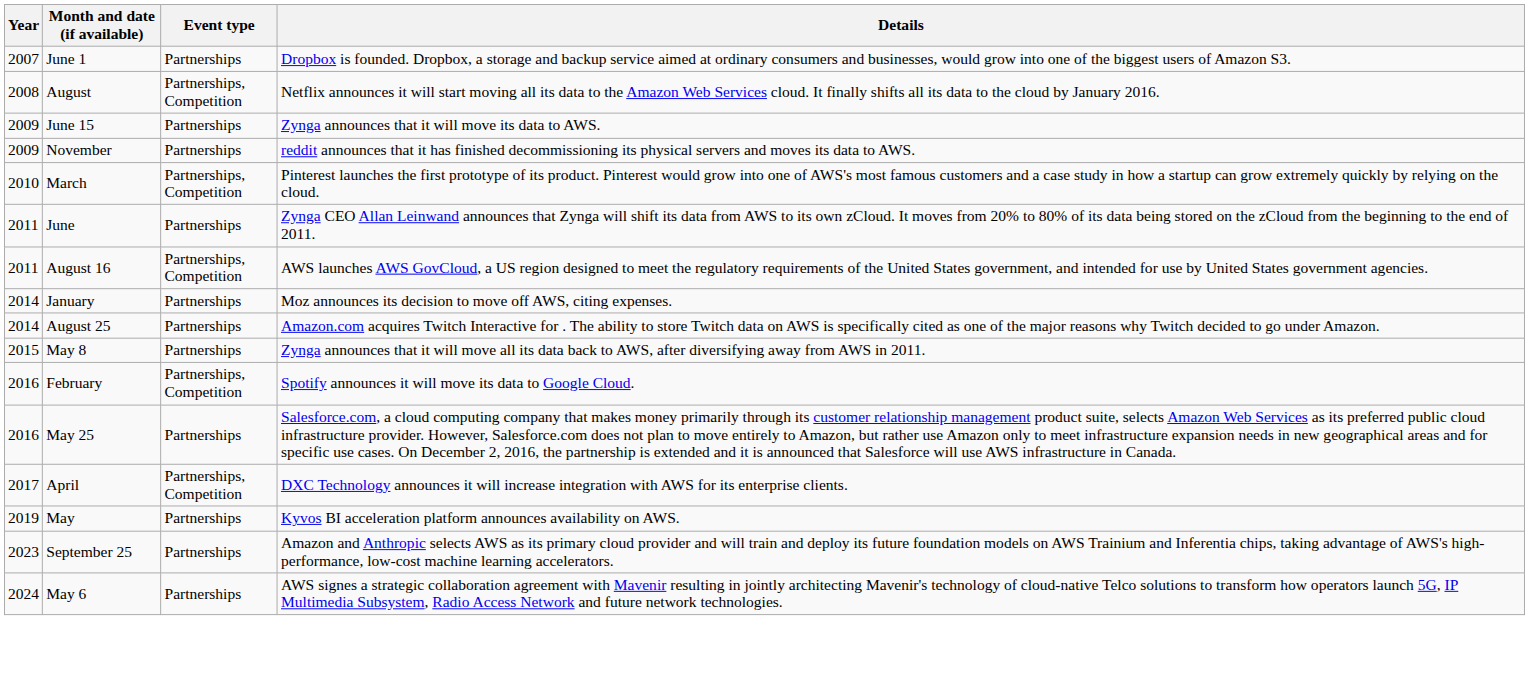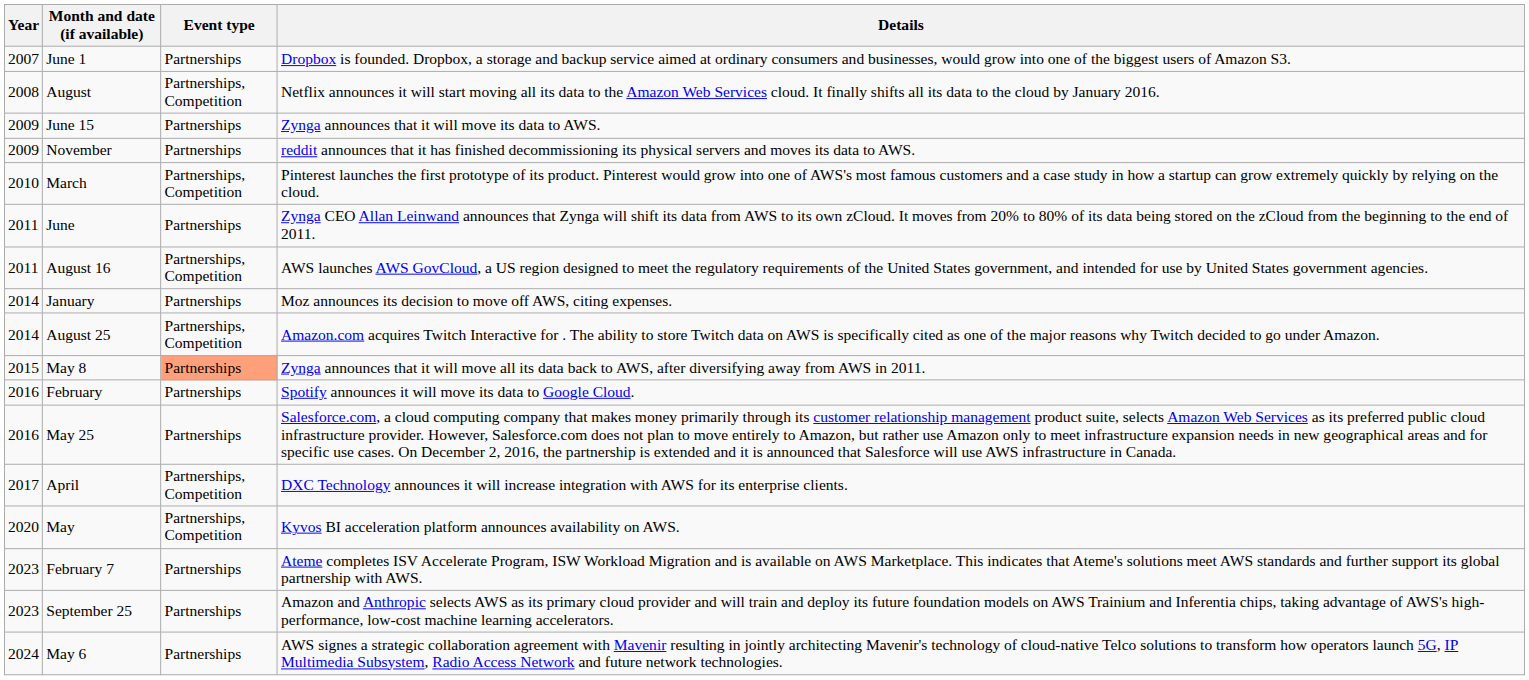(203, 325) Partnerships -> (205, 334) Partnerships, Competition
(203, 350) no background -> (203, 367) lightsalmon background
(205, 383) Partnerships, Competition -> (203, 392) Partnerships
(24, 518) 2019 -> (24, 527) 2020
(203, 518) Partnerships -> (205, 527) Partnerships, Competition
+ row: (80, 569)
